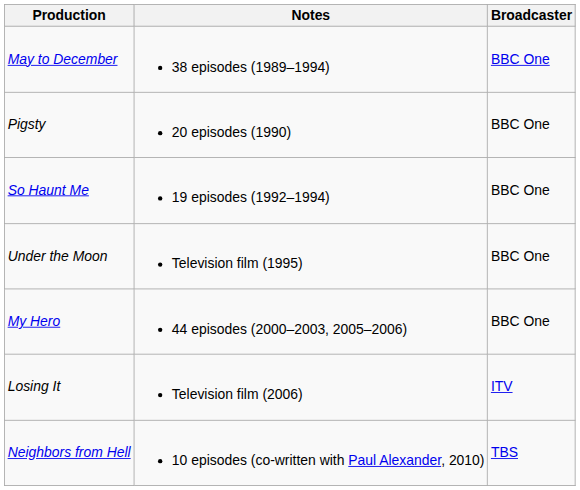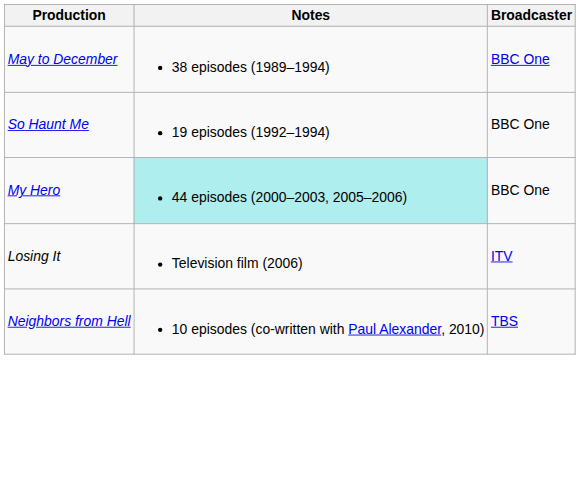- row: (27, 124)
- row: (58, 256)
(311, 329) no background -> (311, 198) paleturquoise background
